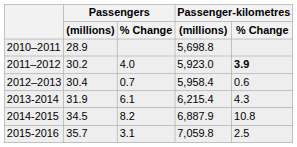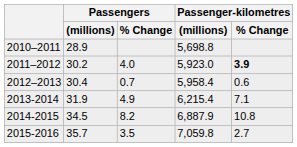(127, 99) 6.1 -> (127, 99) 4.9
(242, 99) 4.3 -> (242, 99) 7.1
(127, 133) 3.1 -> (127, 133) 3.5
(242, 133) 2.5 -> (242, 133) 2.7
